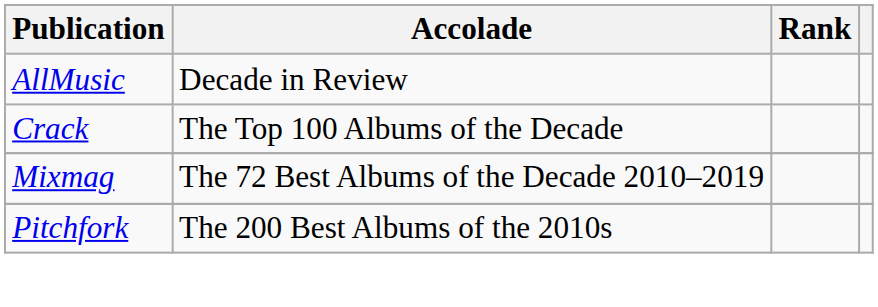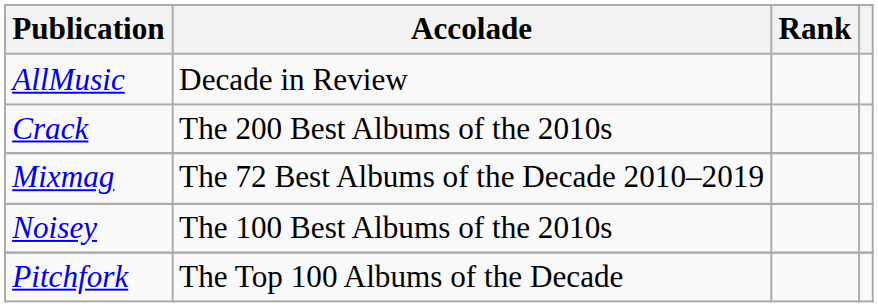(401, 128) The Top 100 Albums of the Decade -> (396, 128) The 200 Best Albums of the 2010s
+ row: (55, 227)
(396, 227) The 200 Best Albums of the 2010s -> (401, 276) The Top 100 Albums of the Decade
